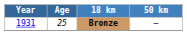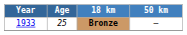(26, 24) 1931 -> (26, 24) 1933
